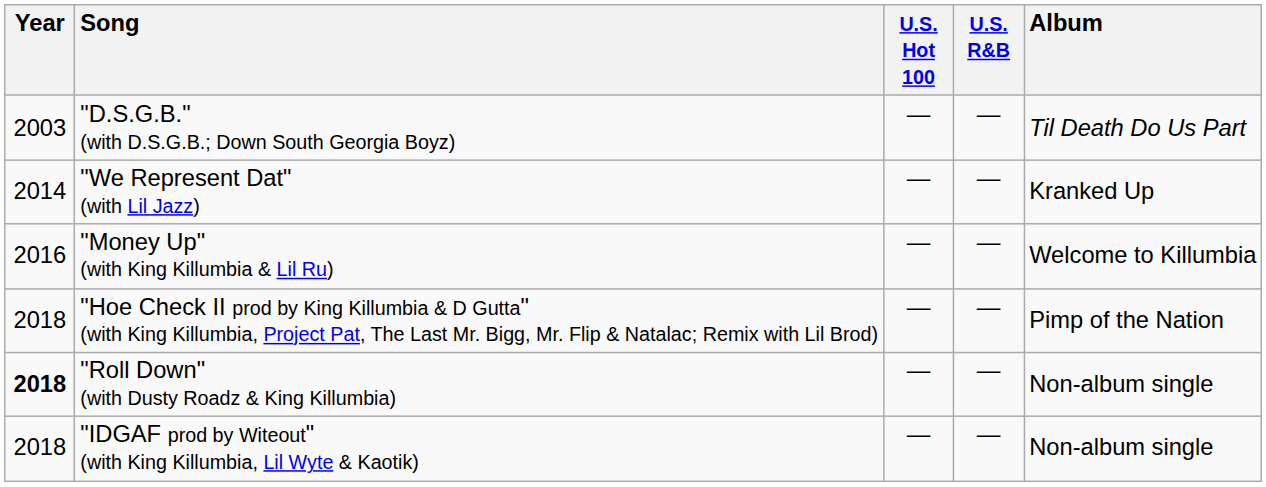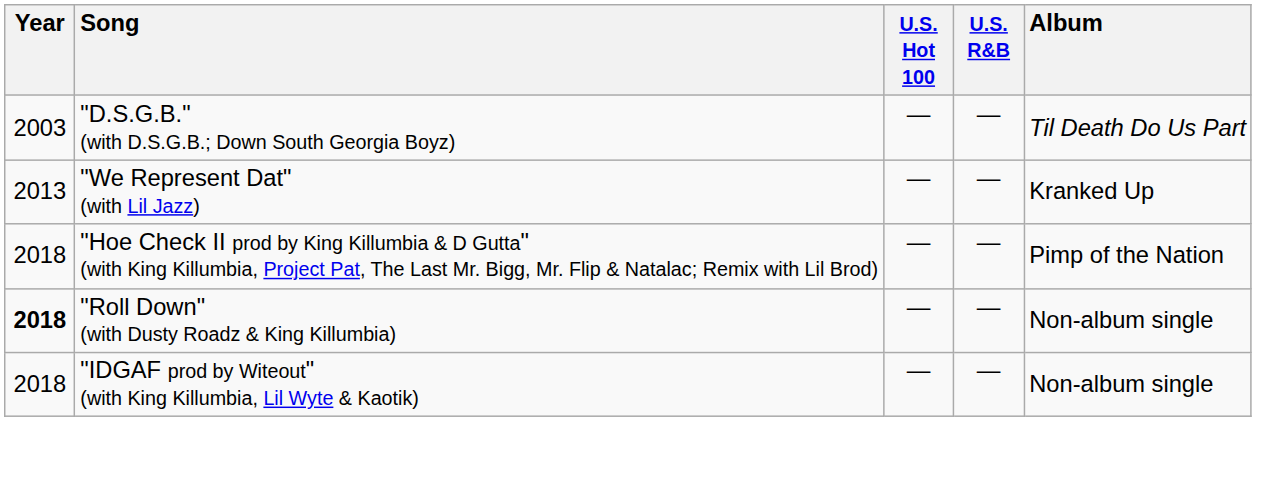(40, 191) 2014 -> (40, 191) 2013
- row: (207, 255)
